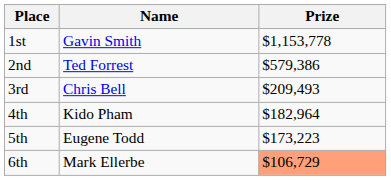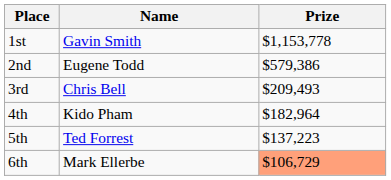(98, 65) Ted Forrest -> (104, 65) Eugene Todd
(104, 138) Eugene Todd -> (98, 138) Ted Forrest
(291, 138) $173,223 -> (291, 138) $137,223
